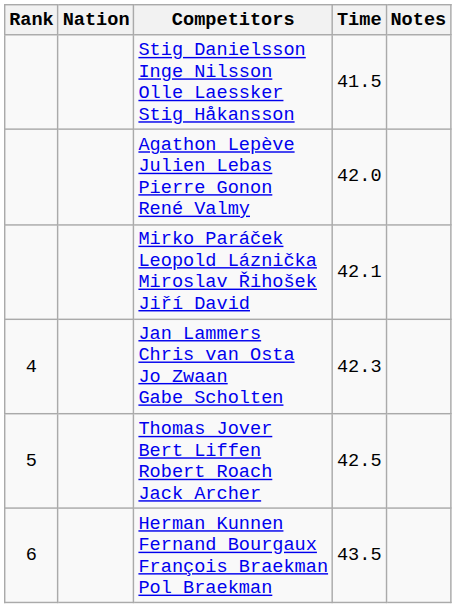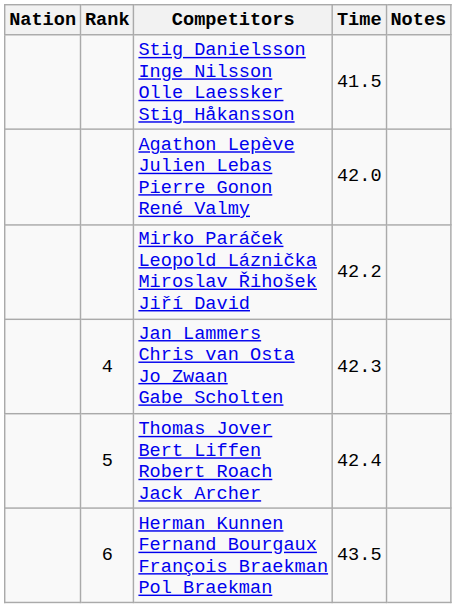columns swapped: (31, 20) <-> (96, 20)
(359, 272) 42.1 -> (359, 272) 42.2
(359, 461) 42.5 -> (359, 461) 42.4
